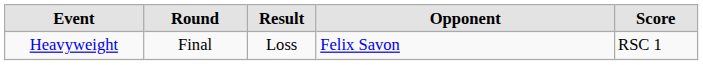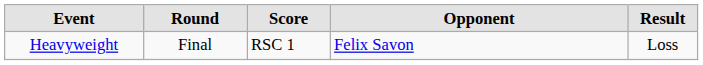columns swapped: (282, 17) <-> (656, 17)
